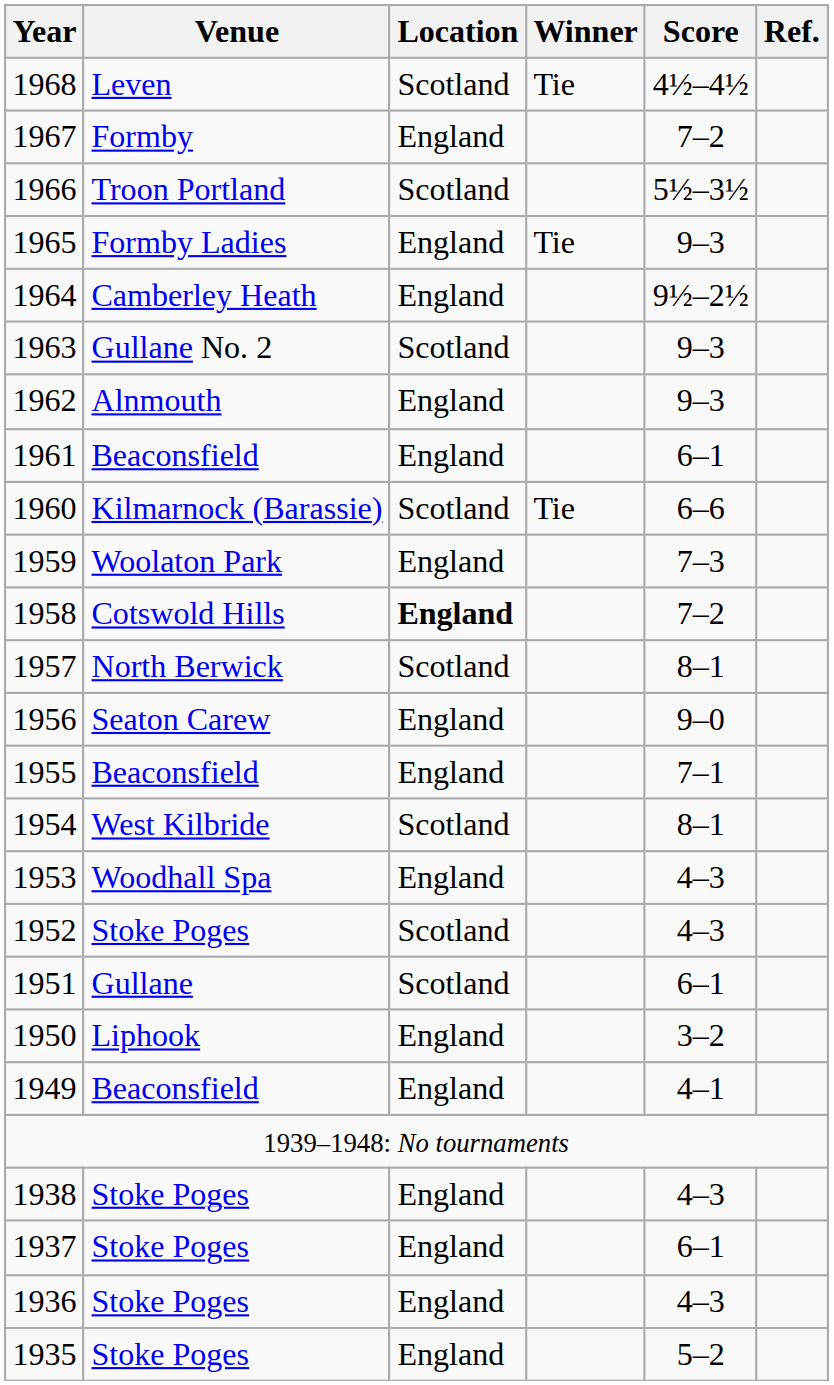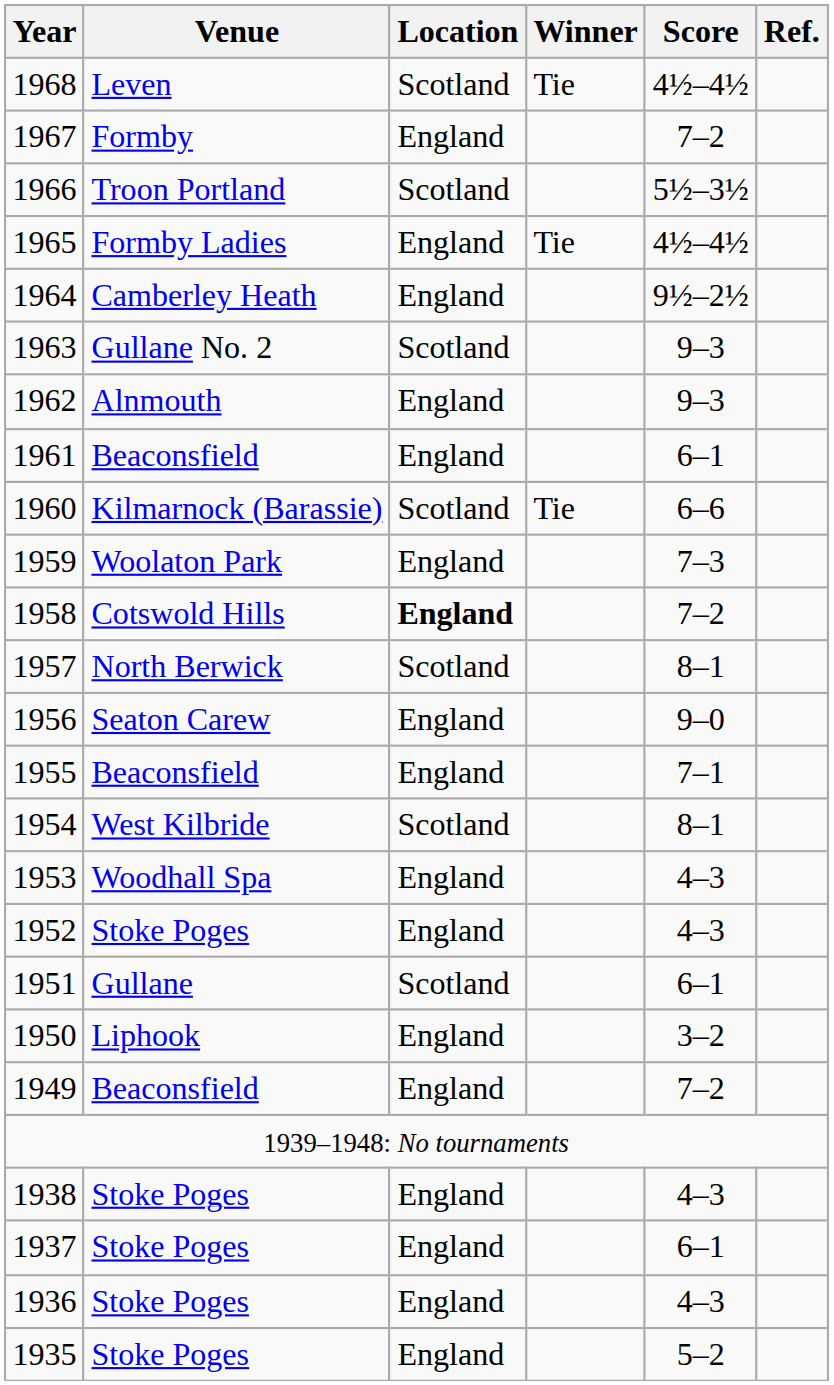(701, 242) 9–3 -> (701, 242) 4½–4½
(453, 930) Scotland -> (451, 930) England
(701, 1088) 4–1 -> (701, 1088) 7–2
